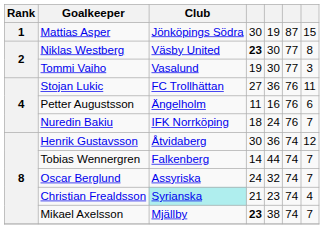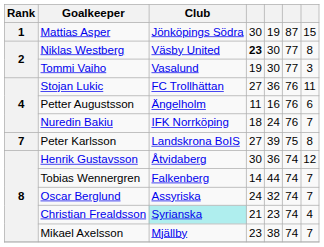+ row: (78, 141)
(255, 214) bold -> (255, 232) normal
